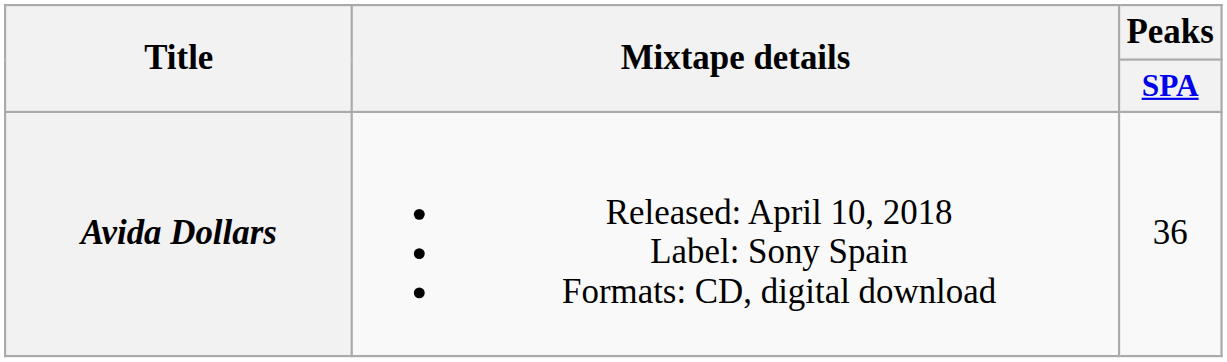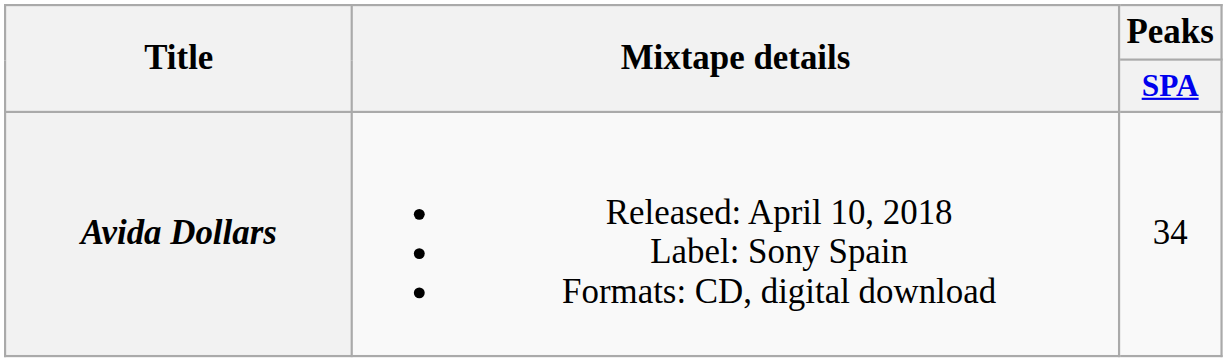(1170, 232) 36 -> (1170, 232) 34
